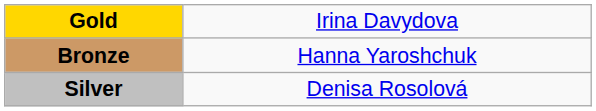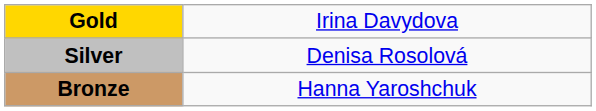rows swapped: (93, 88) <-> (93, 55)
